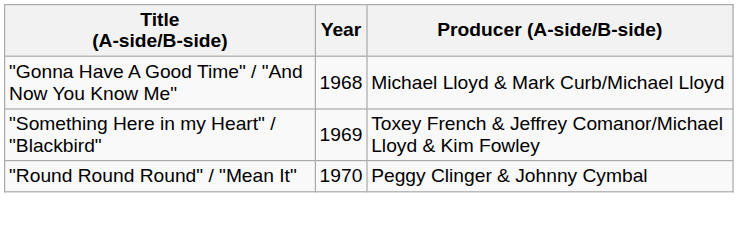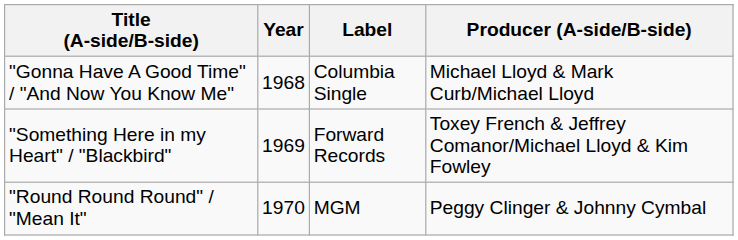+ column: (367, 30)
